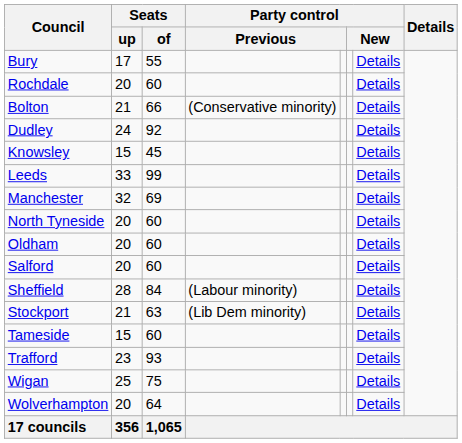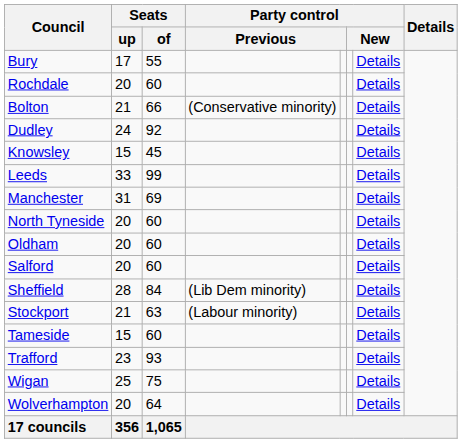(123, 198) 32 -> (123, 198) 31
(243, 289) (Labour minority) -> (247, 289) (Lib Dem minority)
(247, 312) (Lib Dem minority) -> (243, 312) (Labour minority)
